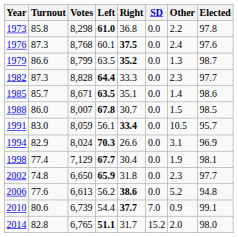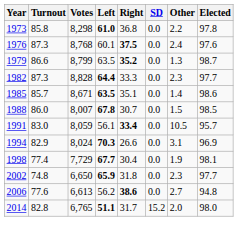(81, 159) 7,129 -> (81, 159) 7,729
(176, 192) 5.2 -> (176, 192) 2.7
- row: (16, 208)
